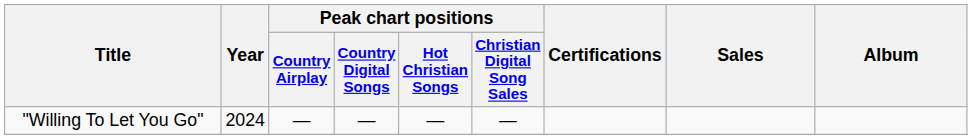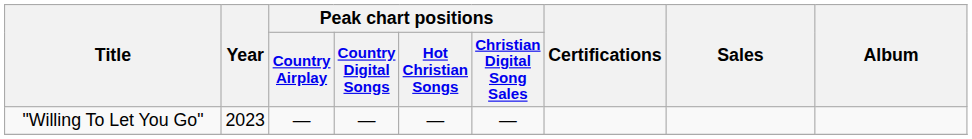(245, 120) 2024 -> (245, 120) 2023
